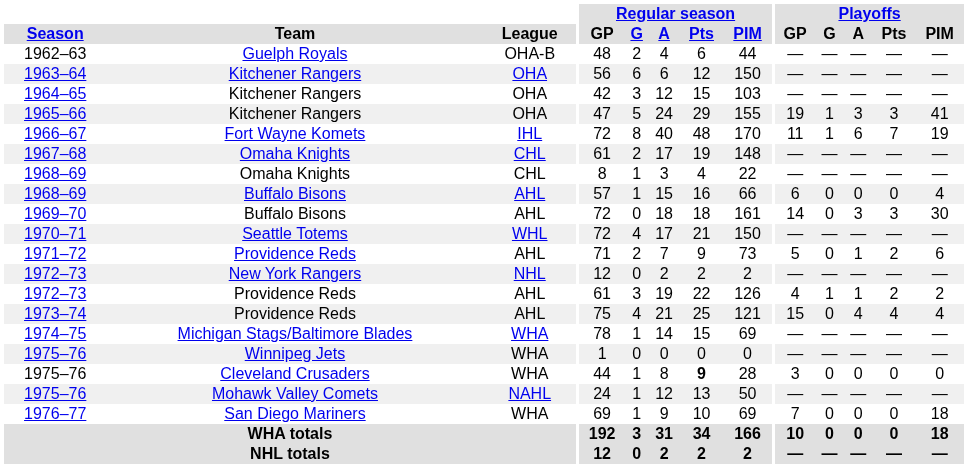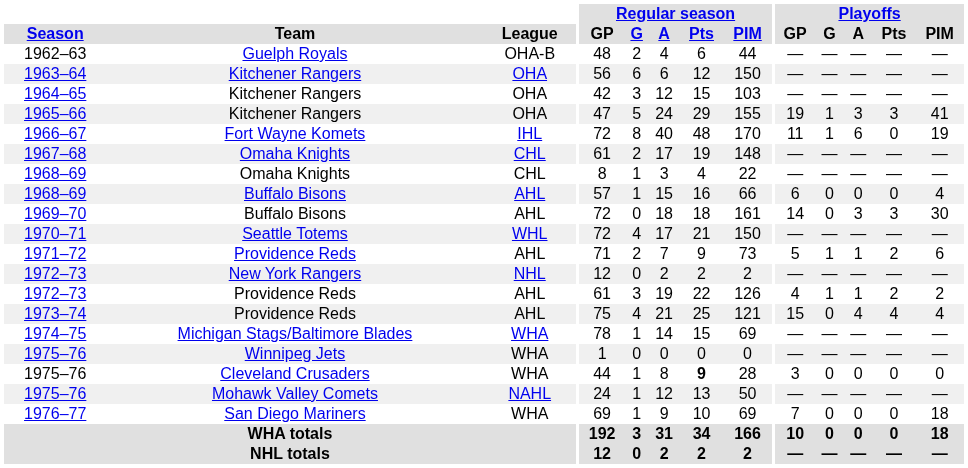(894, 134) 7 -> (894, 134) 0
(830, 254) 0 -> (830, 254) 1
